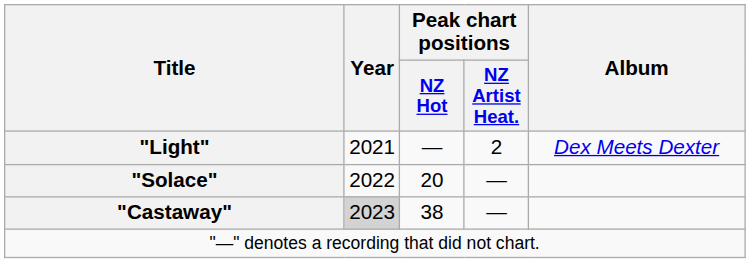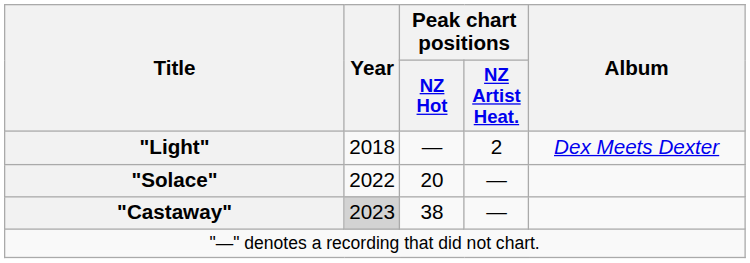(372, 147) 2021 -> (372, 147) 2018
